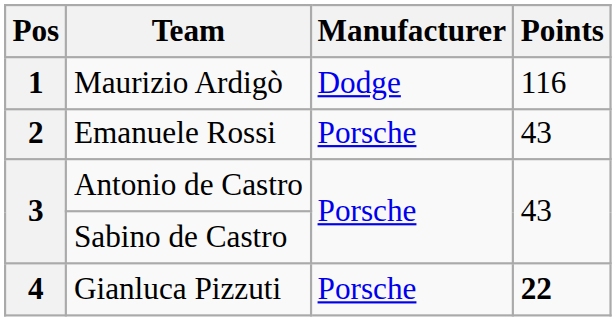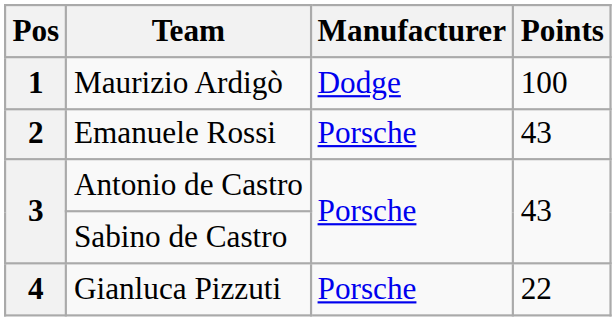(544, 82) 116 -> (544, 82) 100
(536, 288) bold -> (536, 288) normal
